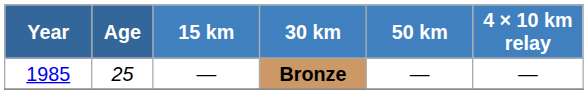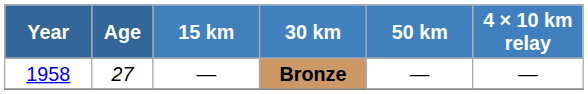(48, 74) 1985 -> (48, 74) 1958
(122, 74) 25 -> (122, 74) 27
